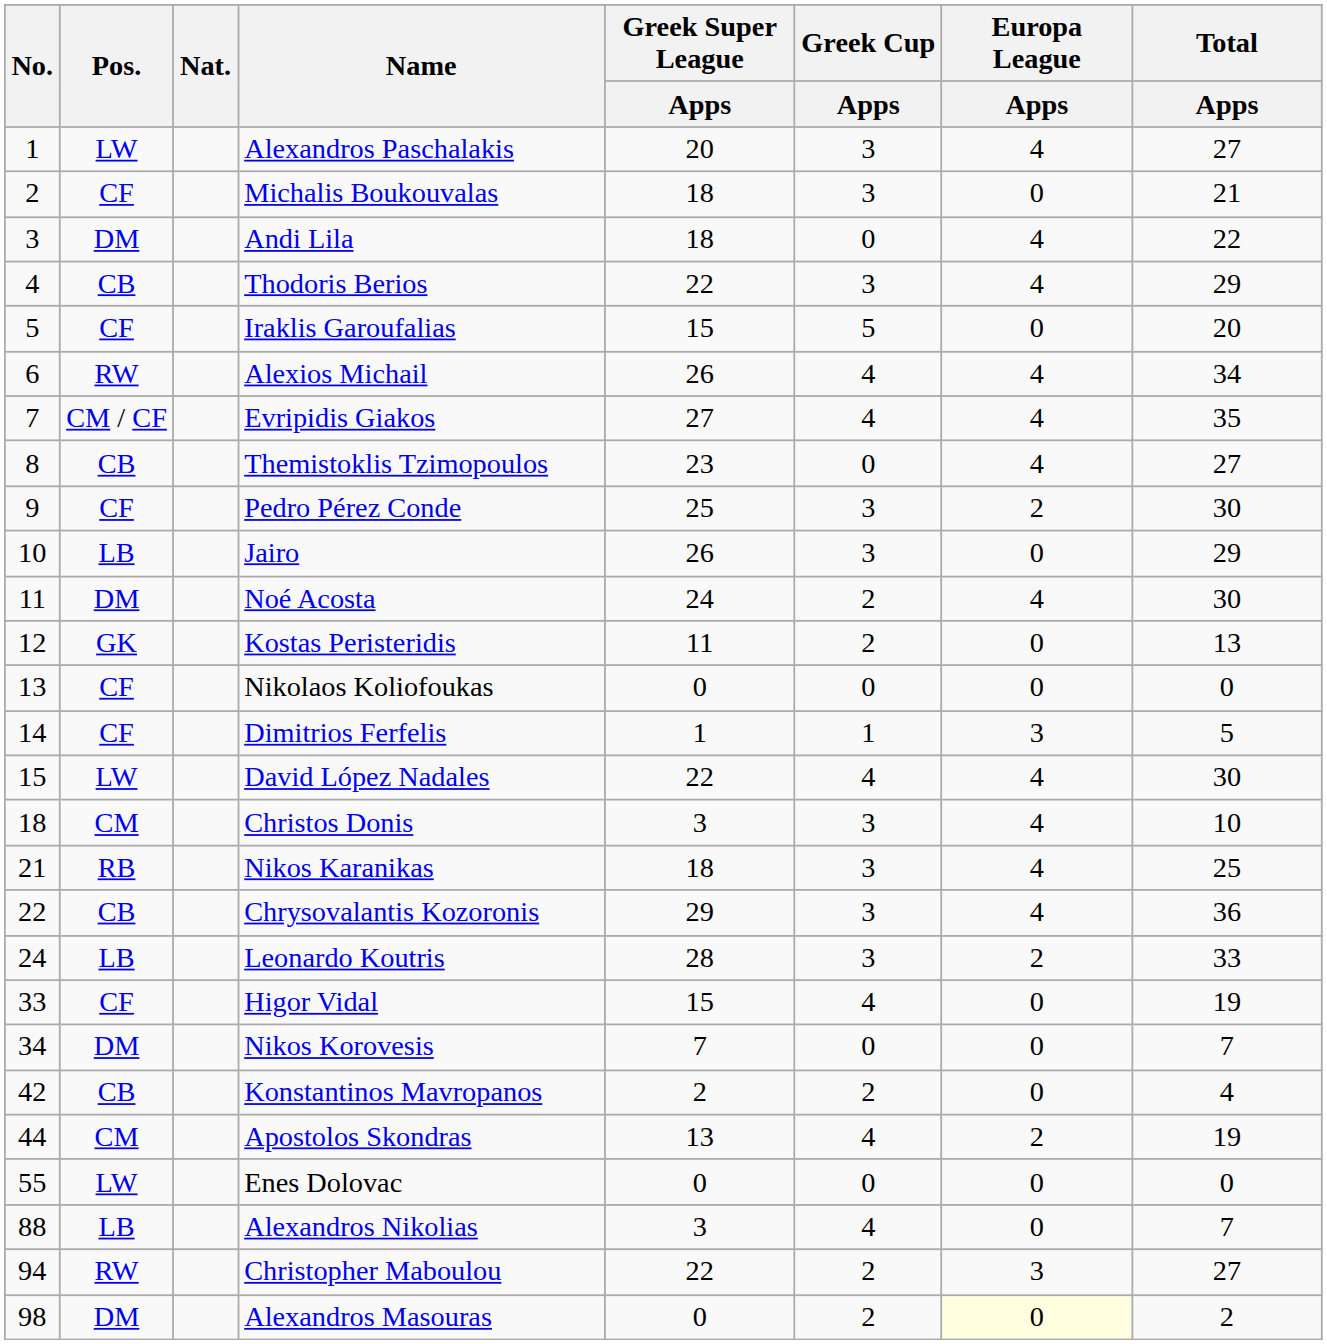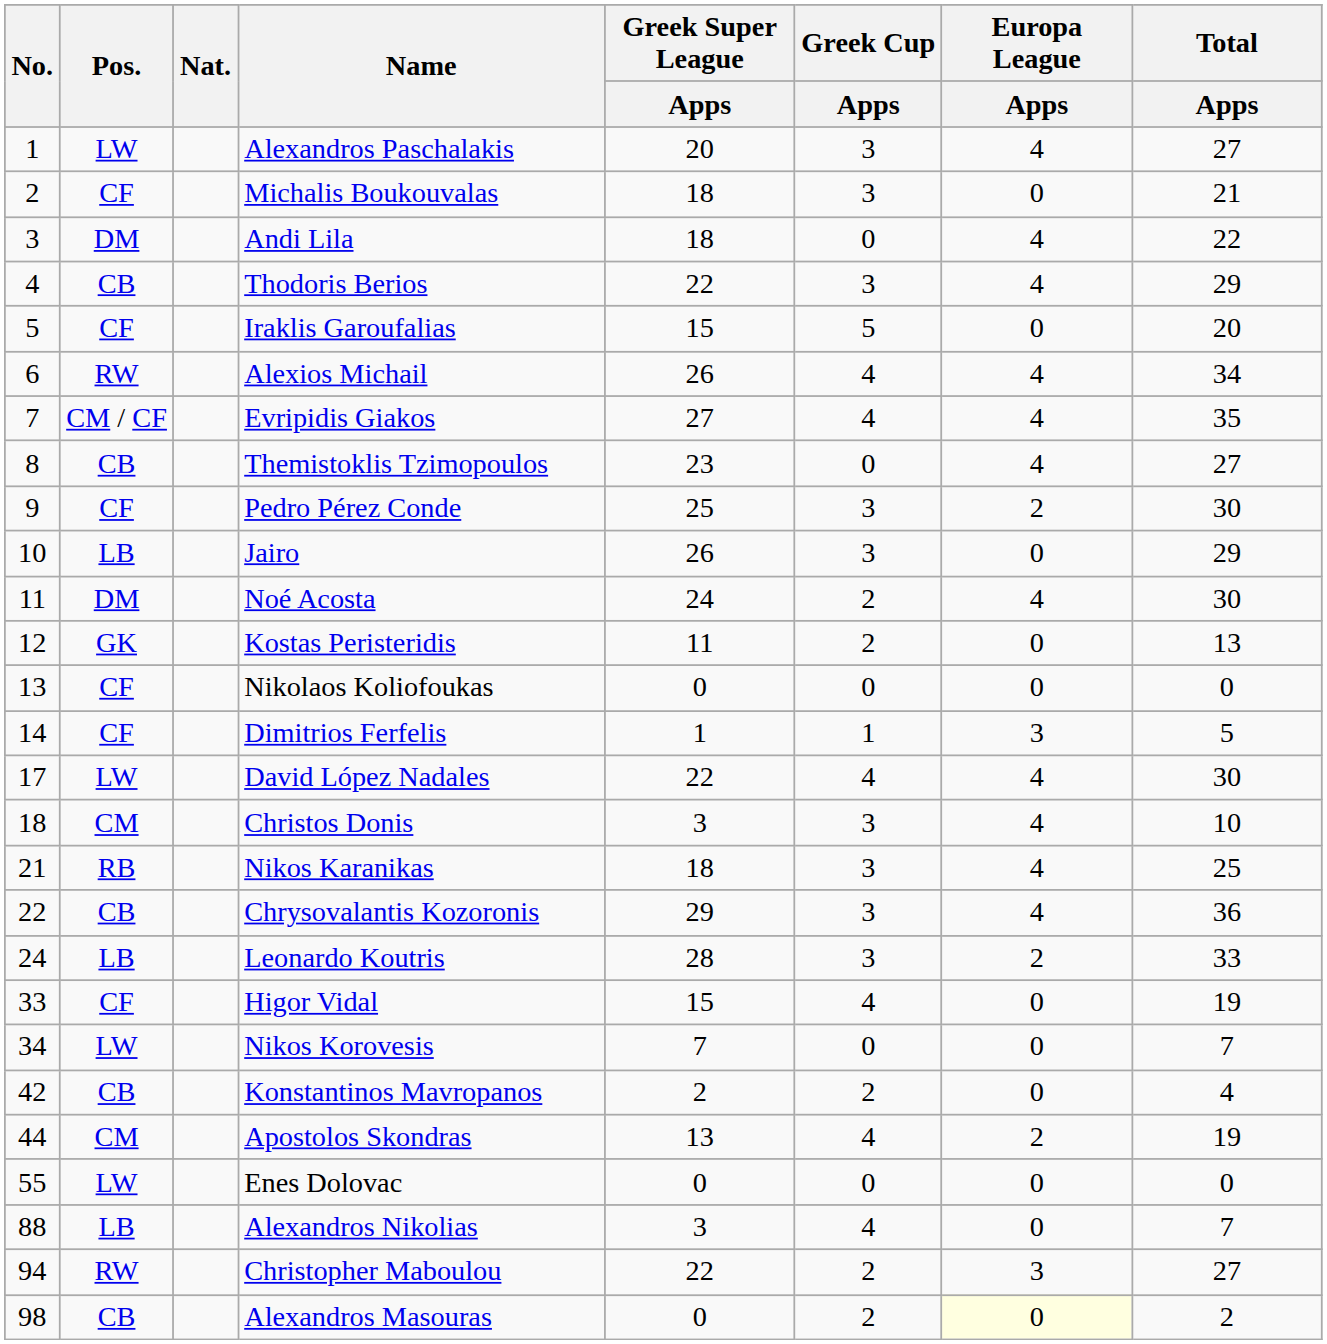(32, 777) 15 -> (32, 777) 17
(117, 1046) DM -> (117, 1046) LW
(117, 1316) DM -> (117, 1316) CB
